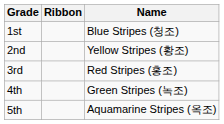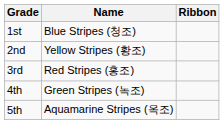columns swapped: (152, 13) <-> (63, 13)
